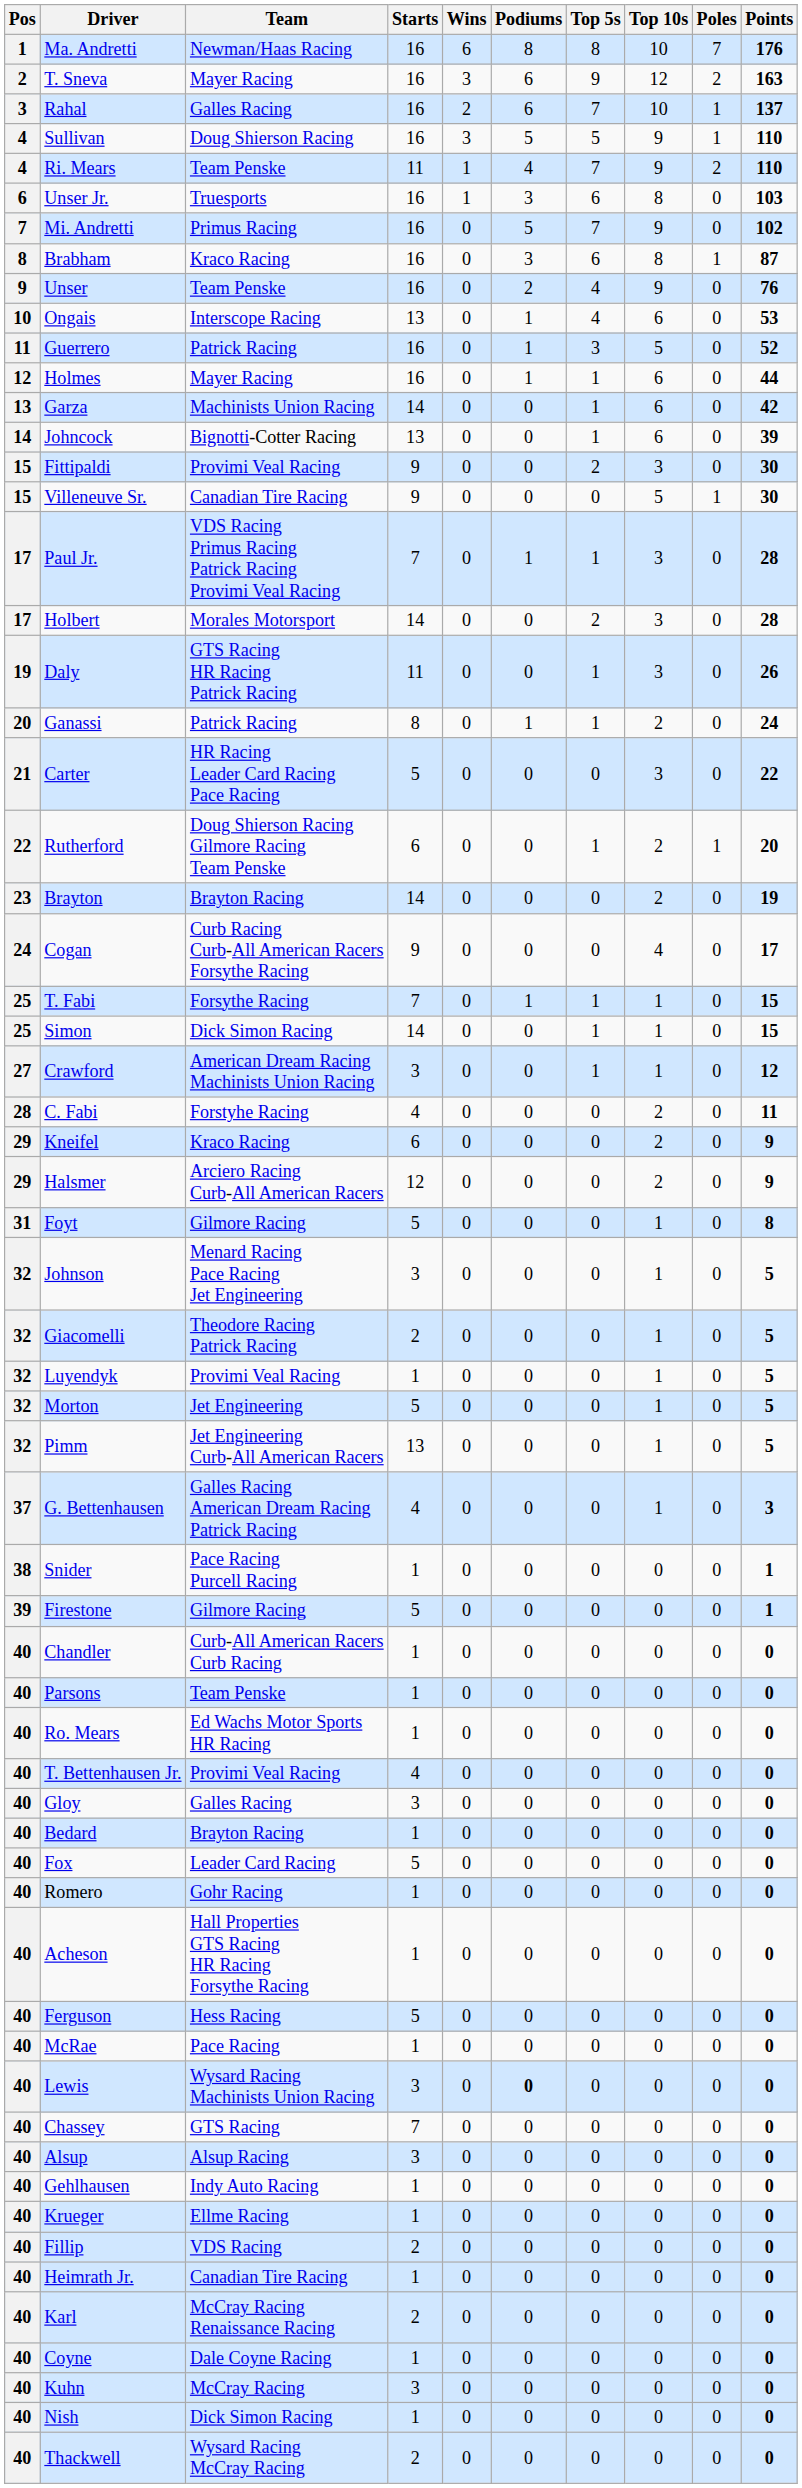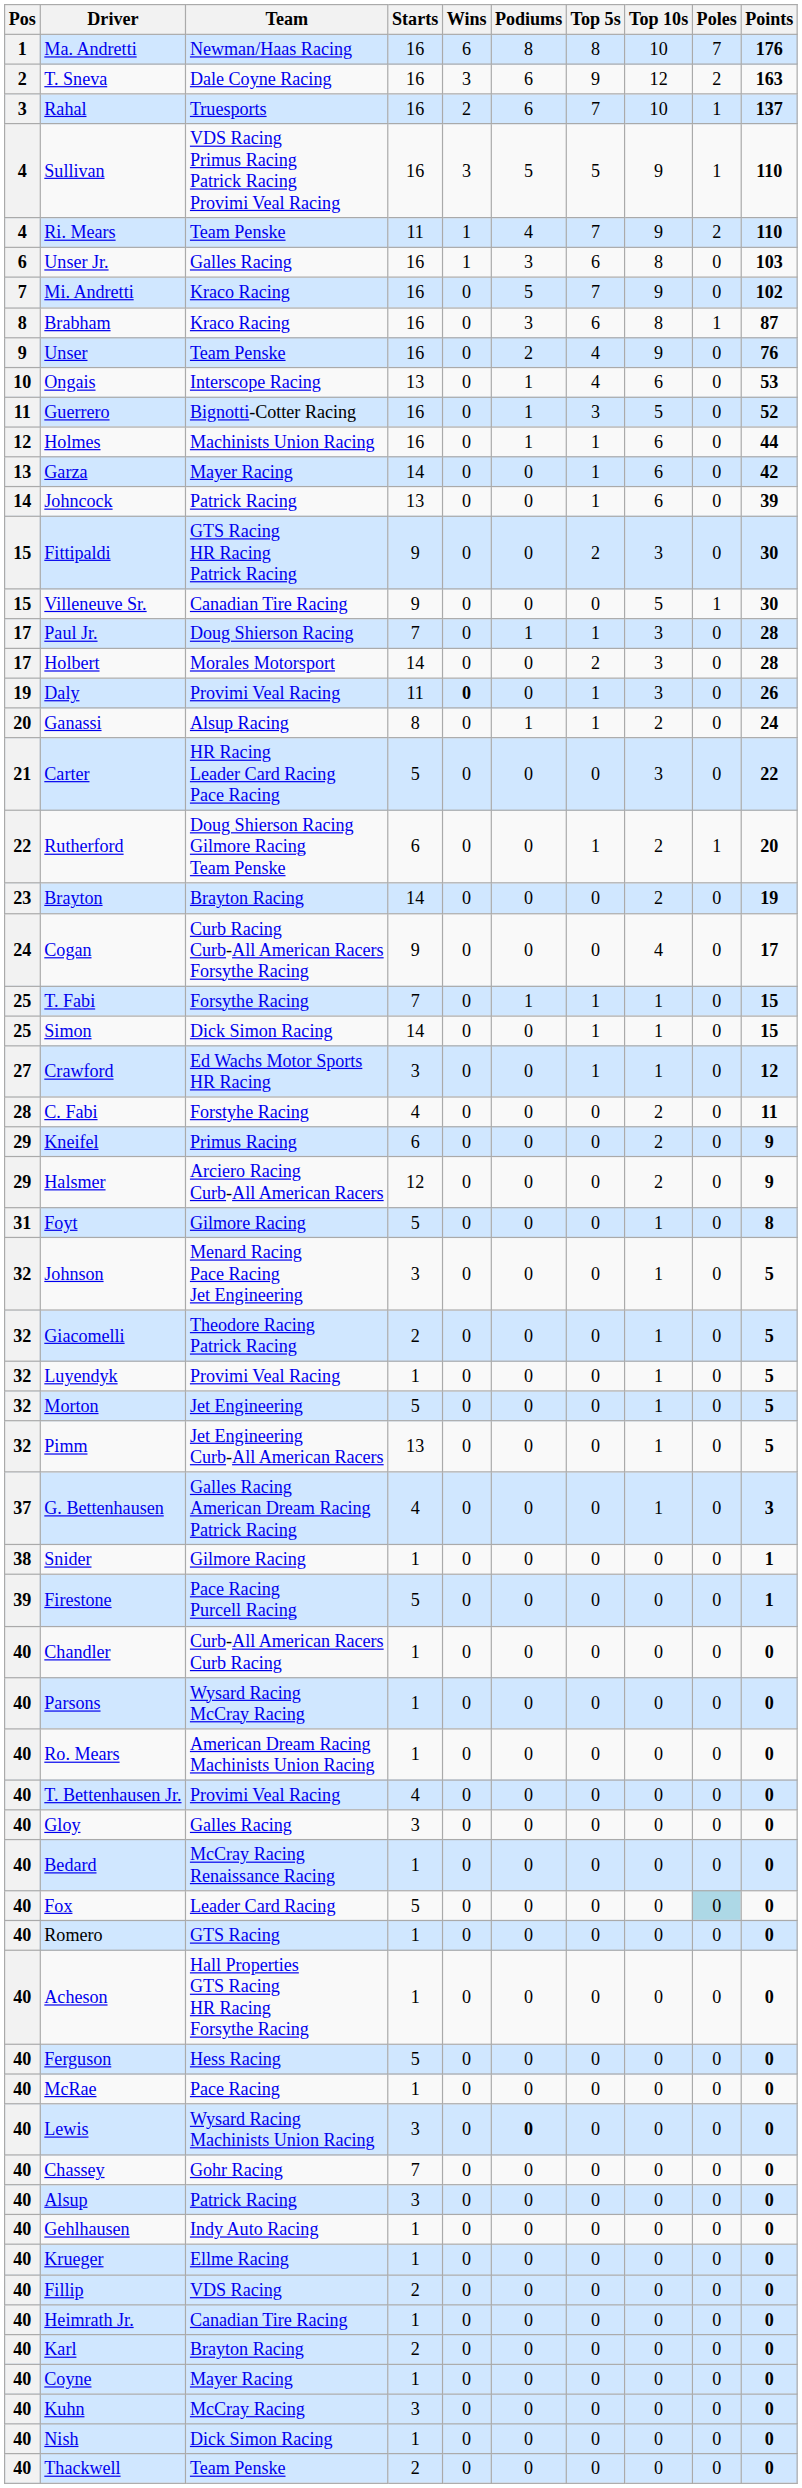(241, 79) Mayer Racing -> (261, 79) Dale Coyne Racing
(241, 109) Galles Racing -> (228, 109) Truesports
(272, 138) Doug Shierson Racing -> (265, 171) VDS Racing Primus Racing Patrick Racing Provimi Veal Racing
(228, 198) Truesports -> (241, 262) Galles Racing
(243, 228) Primus Racing -> (240, 292) Kraco Racing
(243, 347) Patrick Racing -> (273, 411) Bignotti-Cotter Racing
(241, 377) Mayer Racing -> (282, 441) Machinists Union Racing
(282, 407) Machinists Union Racing -> (241, 471) Mayer Racing
(273, 437) Bignotti-Cotter Racing -> (243, 501) Patrick Racing
(265, 466) Provimi Veal Racing -> (243, 552) GTS Racing HR Racing Patrick Racing
(265, 558) VDS Racing Primus Racing Patrick Racing Provimi Veal Racing -> (272, 633) Doug Shierson Racing
(243, 671) GTS Racing HR Racing Patrick Racing -> (265, 693) Provimi Veal Racing
(467, 671) normal -> (467, 693) bold
(243, 723) Patrick Racing -> (239, 723) Alsup Racing
(282, 1071) American Dream Racing Machinists Union Racing -> (276, 1071) Ed Wachs Motor Sports HR Racing
(240, 1141) Kraco Racing -> (243, 1141) Primus Racing
(243, 1570) Pace Racing Purcell Racing -> (248, 1559) Gilmore Racing
(248, 1611) Gilmore Racing -> (243, 1600) Pace Racing Purcell Racing
(238, 1692) Team Penske -> (247, 1702) Wysard Racing McCray Racing
(276, 1732) Ed Wachs Motor Sports HR Racing -> (282, 1754) American Dream Racing Machinists Union Racing
(247, 1832) Brayton Racing -> (262, 1865) McCray Racing Renaissance Racing
(717, 1862) no background -> (717, 1905) lightblue background
(236, 1892) Gohr Racing -> (235, 1935) GTS Racing
(235, 2127) GTS Racing -> (236, 2170) Gohr Racing
(239, 2157) Alsup Racing -> (243, 2200) Patrick Racing
(262, 2317) McCray Racing Renaissance Racing -> (247, 2349) Brayton Racing
(261, 2357) Dale Coyne Racing -> (241, 2378) Mayer Racing
(247, 2457) Wysard Racing McCray Racing -> (238, 2468) Team Penske
